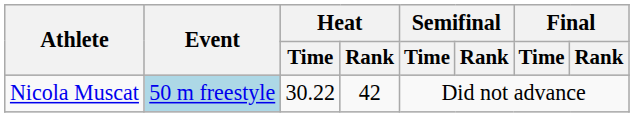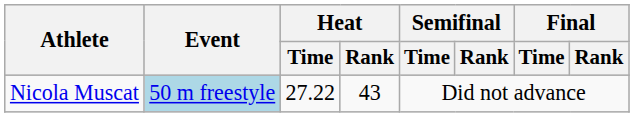(310, 93) 30.22 -> (310, 93) 27.22
(370, 93) 42 -> (370, 93) 43
